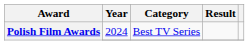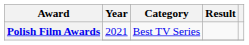(116, 31) 2024 -> (116, 31) 2021
